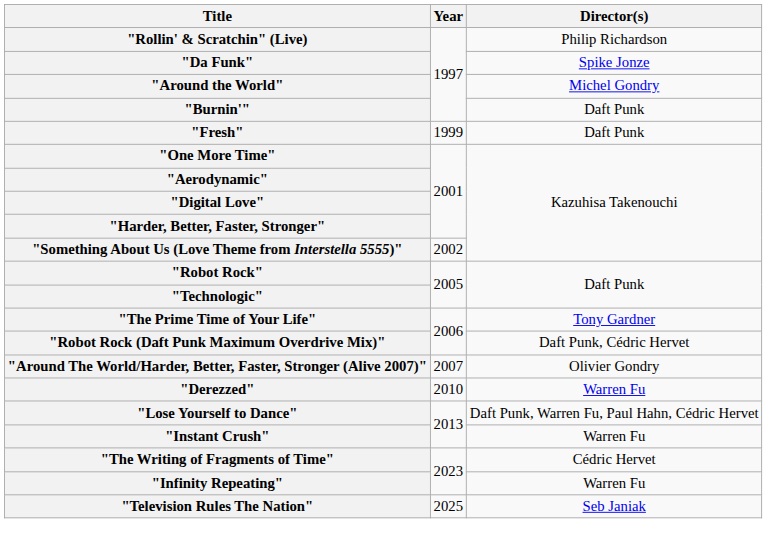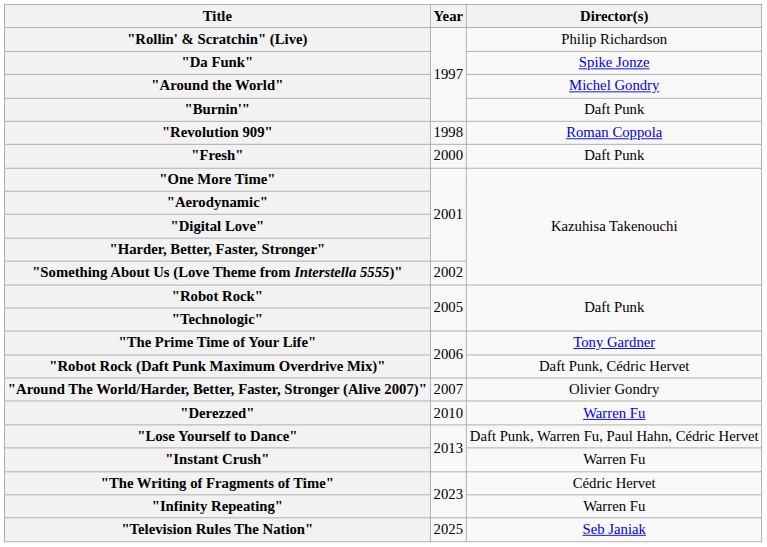+ row: (217, 132)
(448, 132) 1999 -> (448, 156) 2000
